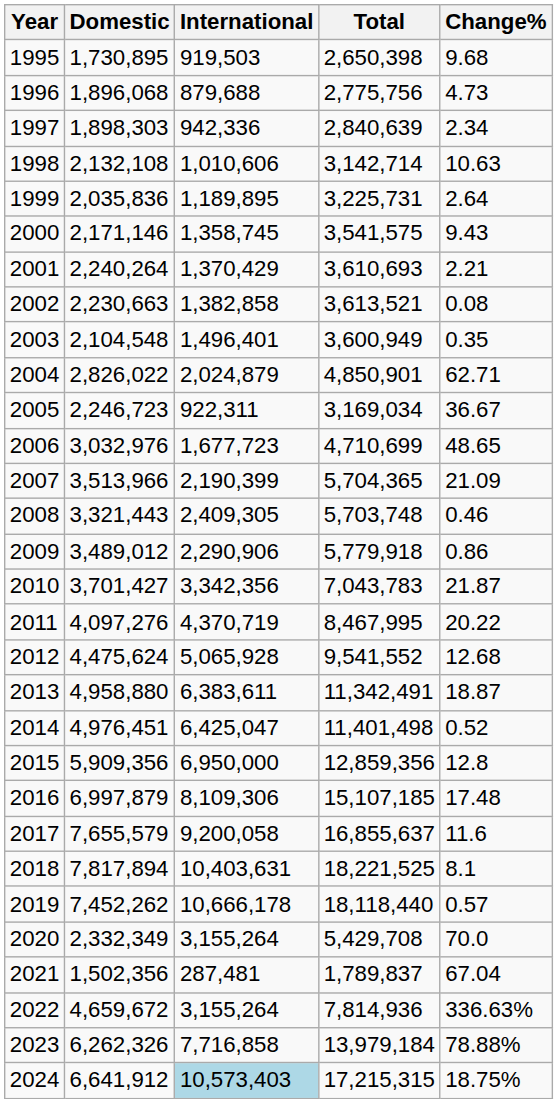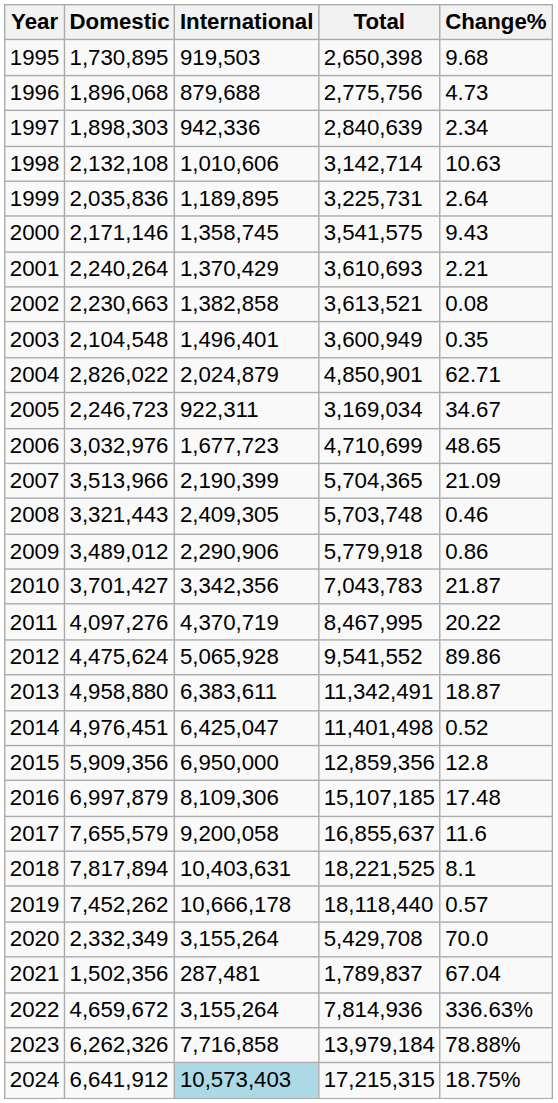(473, 410) 36.67 -> (473, 410) 34.67
(473, 657) 12.68 -> (473, 657) 89.86
